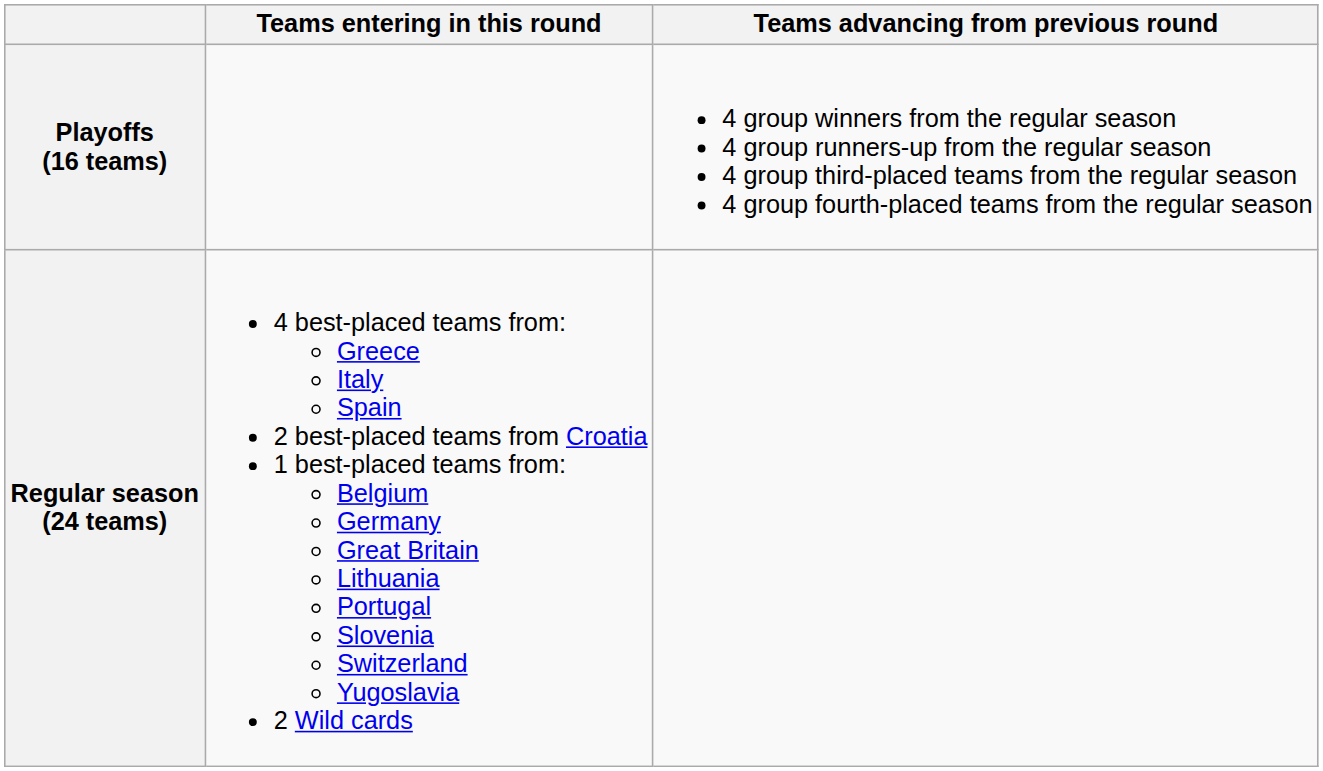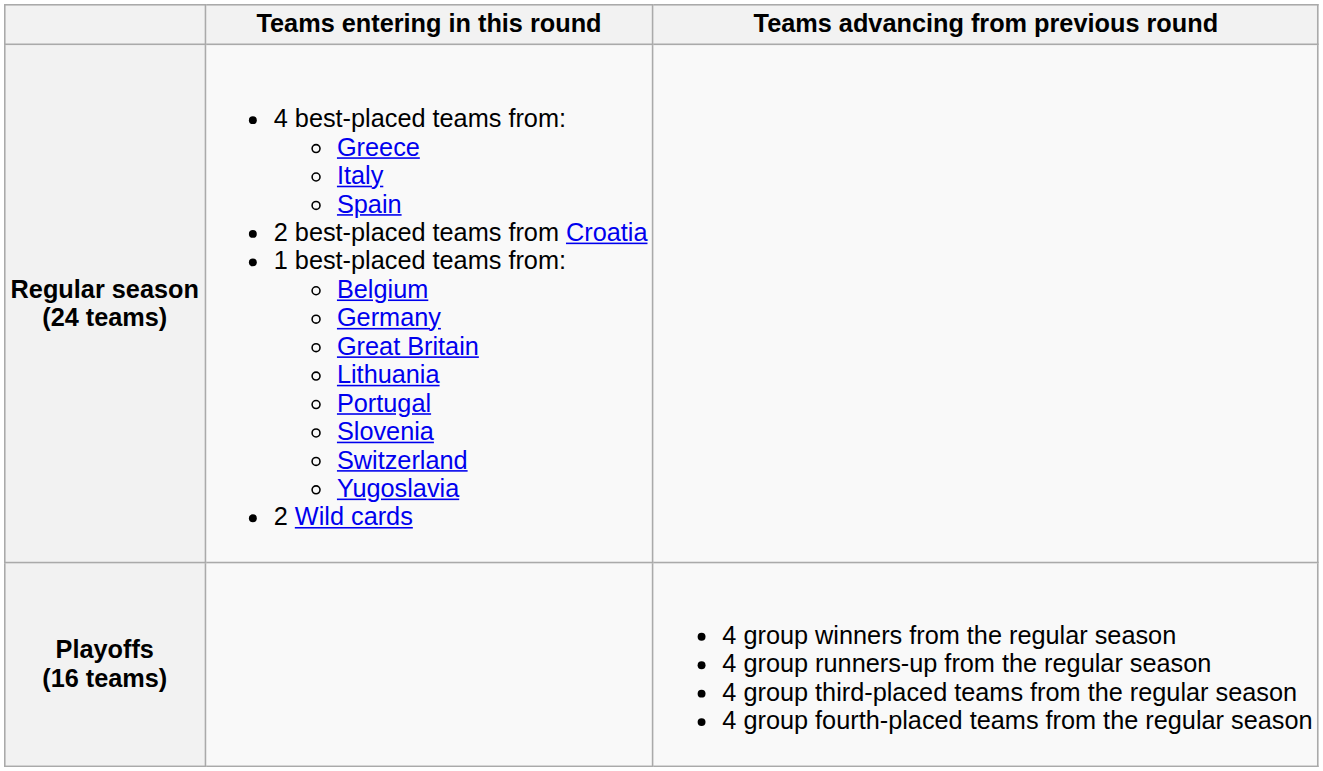rows swapped: (105, 507) <-> (105, 146)
